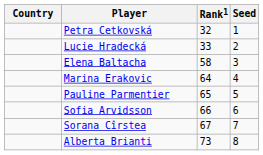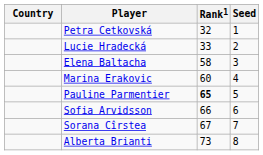(206, 78) 64 -> (206, 78) 60
(206, 94) normal -> (206, 94) bold
